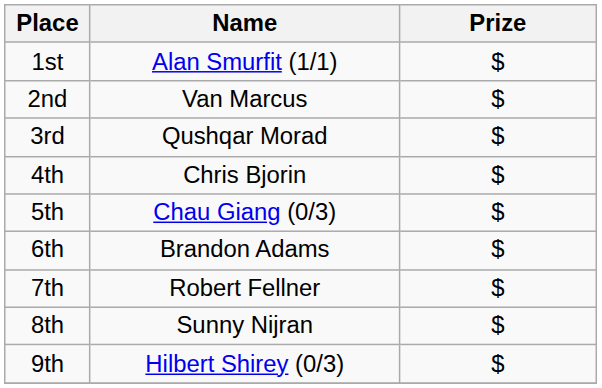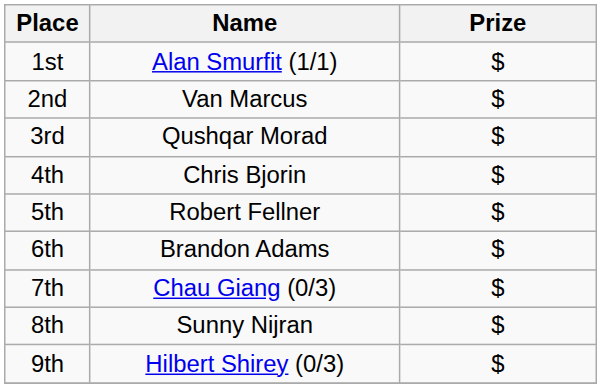(245, 212) Chau Giang (0/3) -> (245, 212) Robert Fellner
(245, 288) Robert Fellner -> (245, 288) Chau Giang (0/3)
